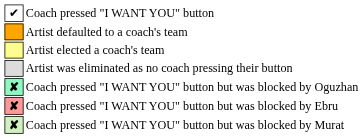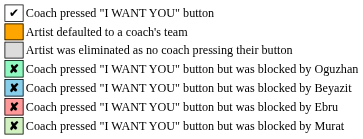- row: (95, 50)
+ row: (189, 87)
